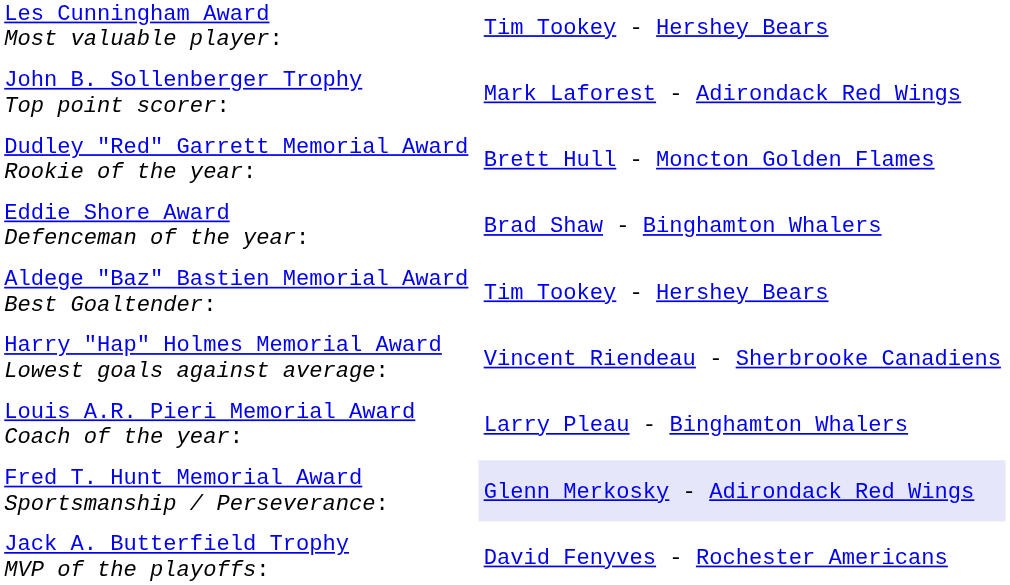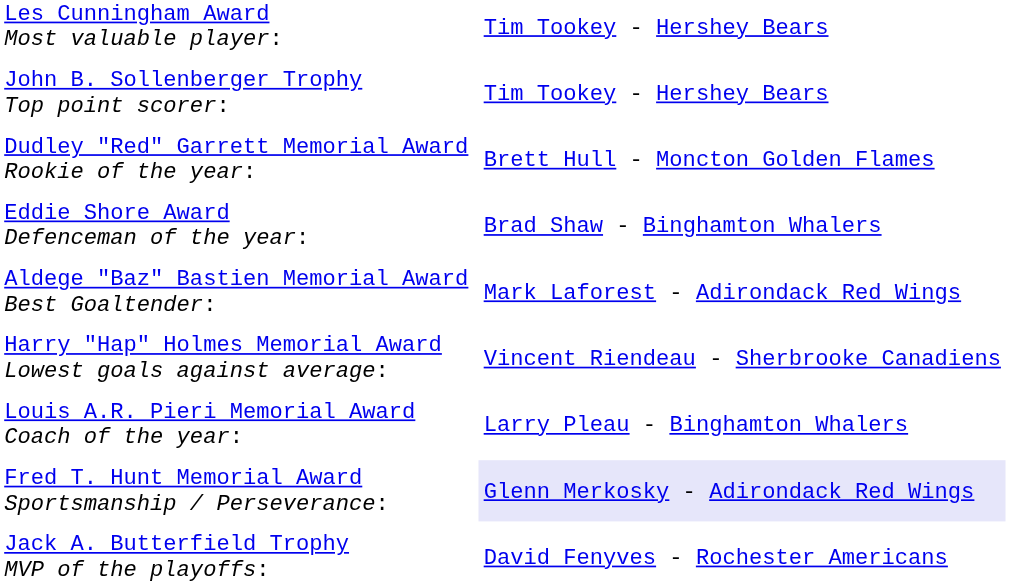(722, 93) Mark Laforest - Adirondack Red Wings -> (656, 93) Tim Tookey - Hershey Bears
(656, 292) Tim Tookey - Hershey Bears -> (722, 292) Mark Laforest - Adirondack Red Wings
